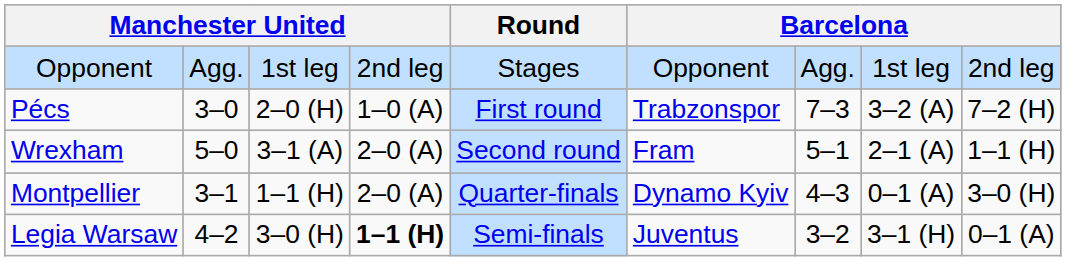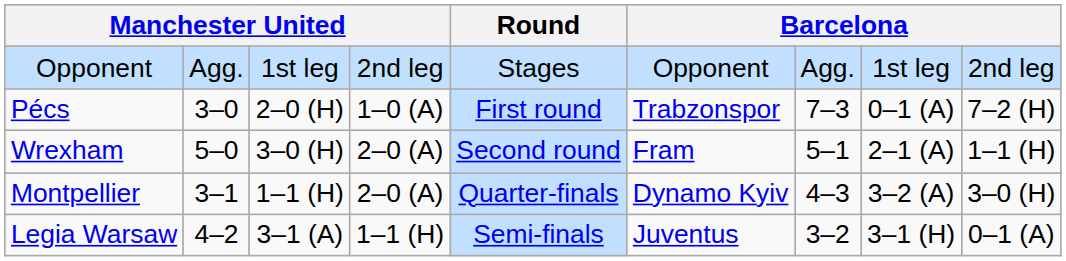(911, 109) 3–2 (A) -> (911, 109) 0–1 (A)
(300, 151) 3–1 (A) -> (300, 151) 3–0 (H)
(911, 192) 0–1 (A) -> (911, 192) 3–2 (A)
(300, 234) 3–0 (H) -> (300, 234) 3–1 (A)
(400, 234) bold -> (400, 234) normal
